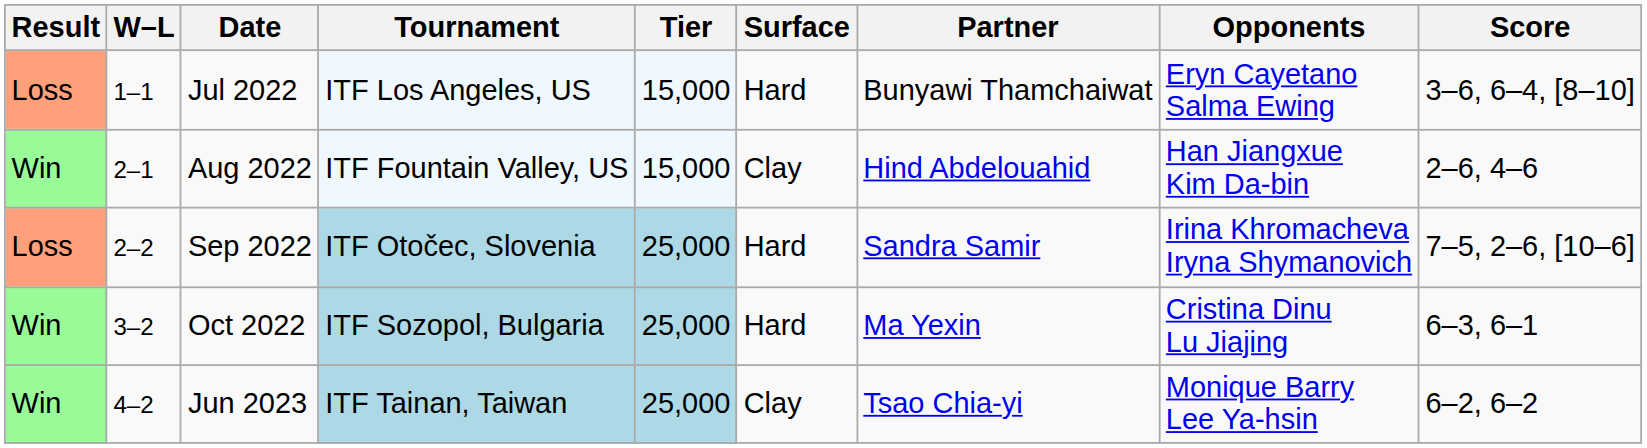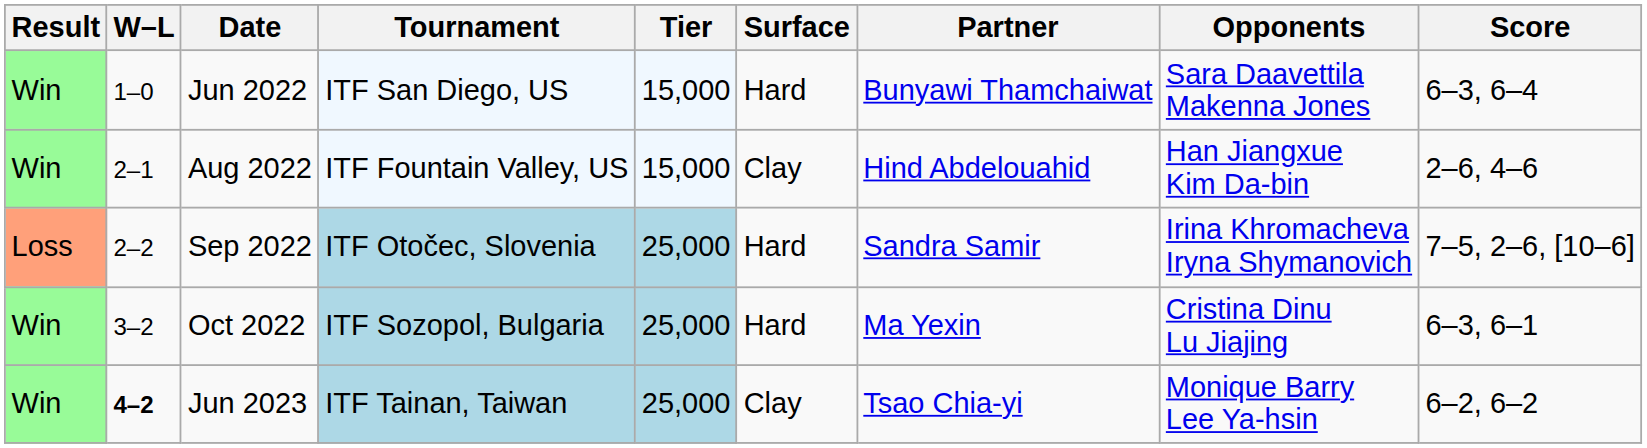+ row: (248, 89)
- row: (243, 89)
(134, 405) normal -> (134, 403) bold
